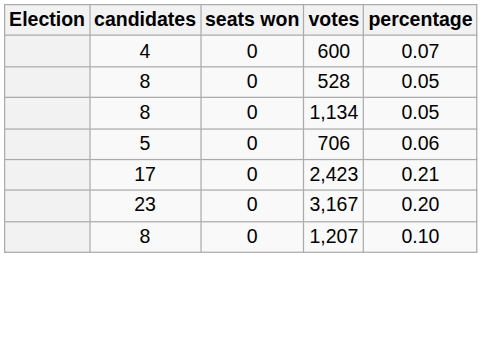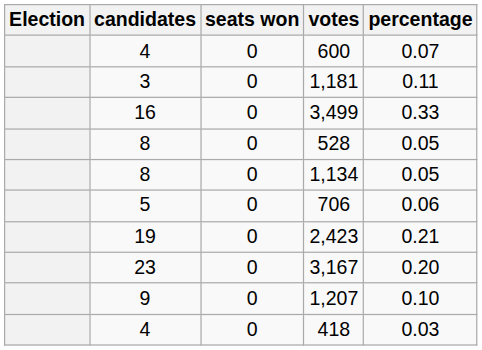+ row: (334, 81)
+ row: (334, 112)
(145, 174) 17 -> (145, 236) 19
(145, 236) 8 -> (145, 298) 9
+ row: (334, 329)
